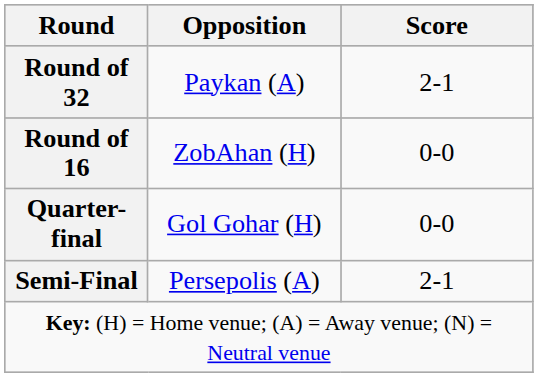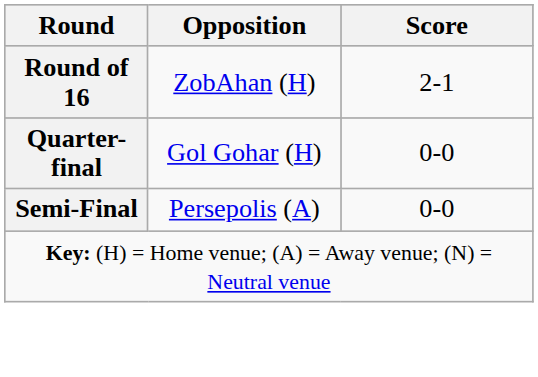- row: (76, 81)
(437, 152) 0-0 -> (437, 81) 2-1
(437, 280) 2-1 -> (437, 209) 0-0
